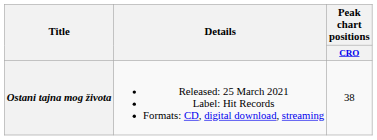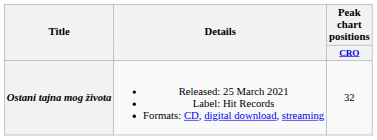(349, 97) 38 -> (349, 97) 32
